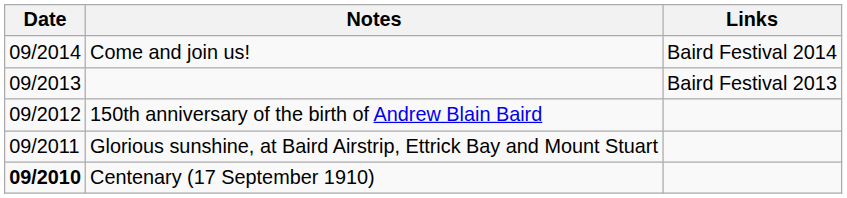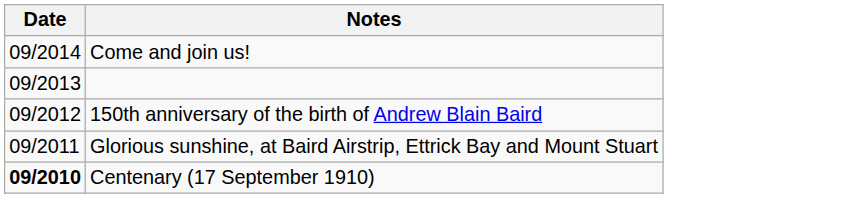- column: (752, 20)
